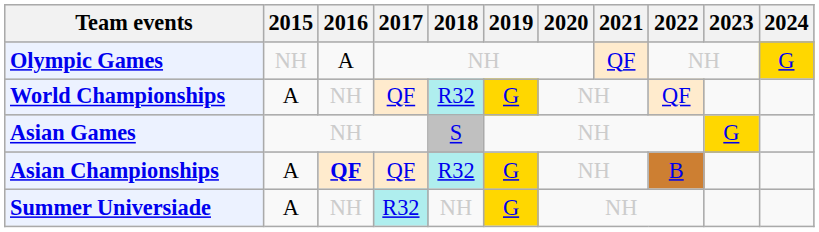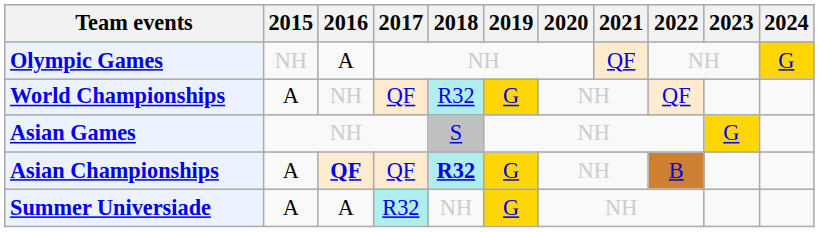(456, 170) normal -> (456, 170) bold
(346, 207) NH -> (346, 207) A
